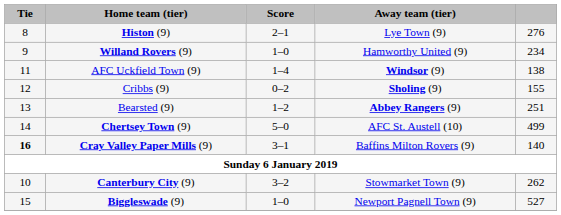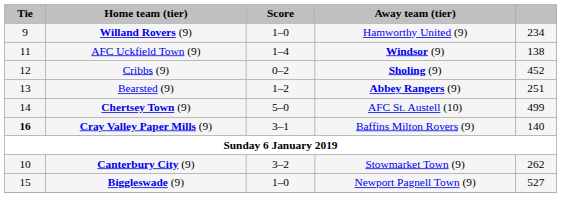- row: (146, 33)
(536, 89) 155 -> (536, 70) 452
